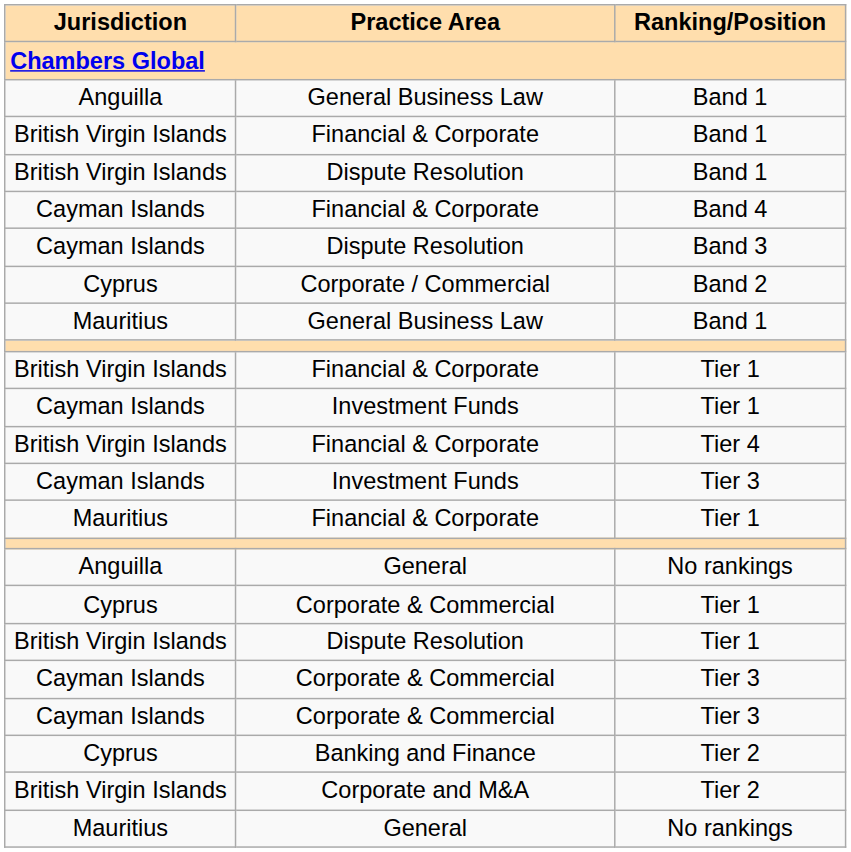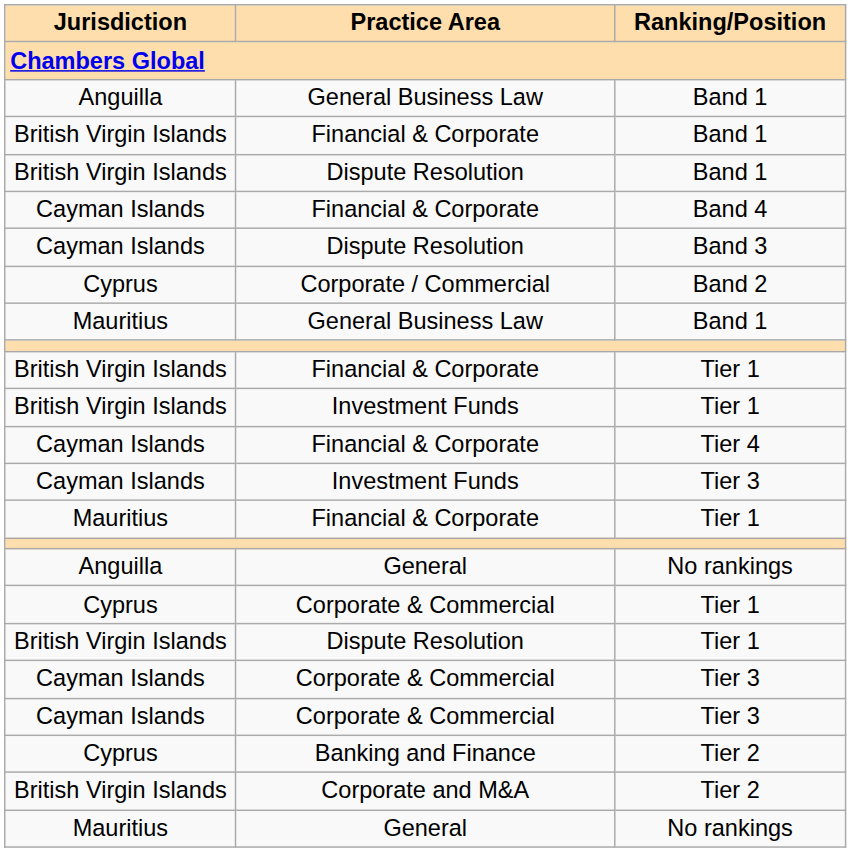(120, 407) Cayman Islands -> (120, 407) British Virgin Islands
(120, 444) British Virgin Islands -> (120, 444) Cayman Islands
